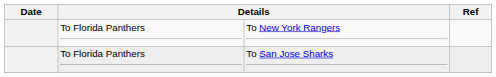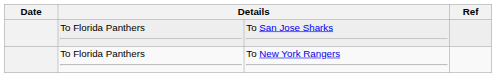rows swapped: (347, 31) <-> (347, 57)
